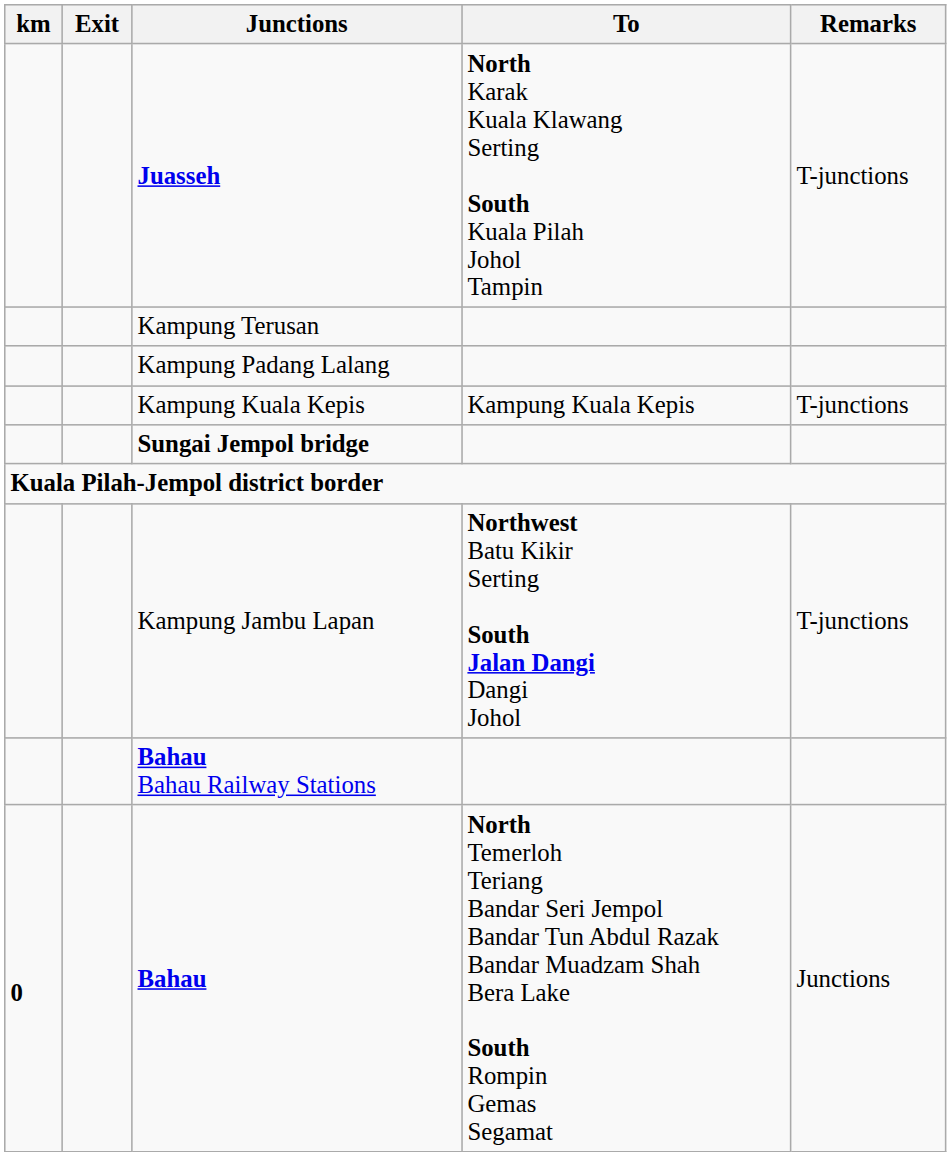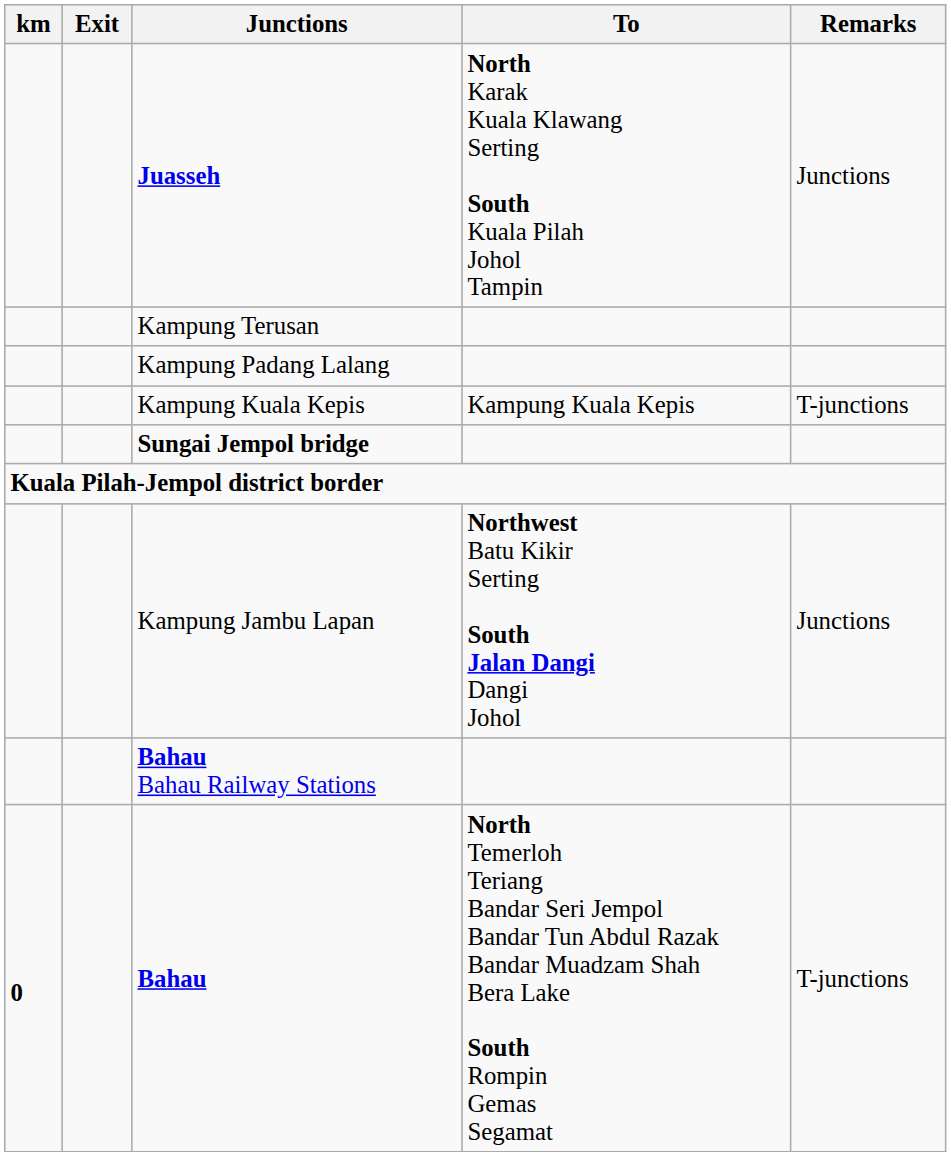(853, 175) T-junctions -> (843, 175) Junctions
(853, 620) T-junctions -> (843, 620) Junctions
(843, 977) Junctions -> (853, 977) T-junctions
